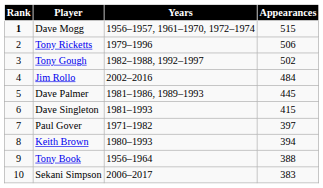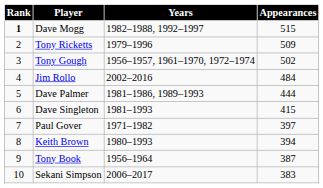(181, 28) 1956–1957, 1961–1970, 1972–1974 -> (155, 28) 1982–1988, 1992–1997
(288, 45) 506 -> (288, 45) 509
(155, 61) 1982–1988, 1992–1997 -> (181, 61) 1956–1957, 1961–1970, 1972–1974
(288, 93) 445 -> (288, 93) 444
(288, 158) 388 -> (288, 158) 387
